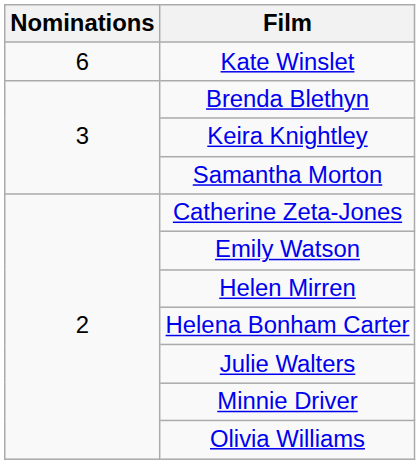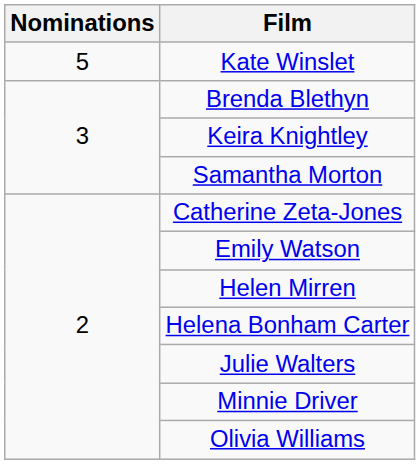(82, 61) 6 -> (82, 61) 5
